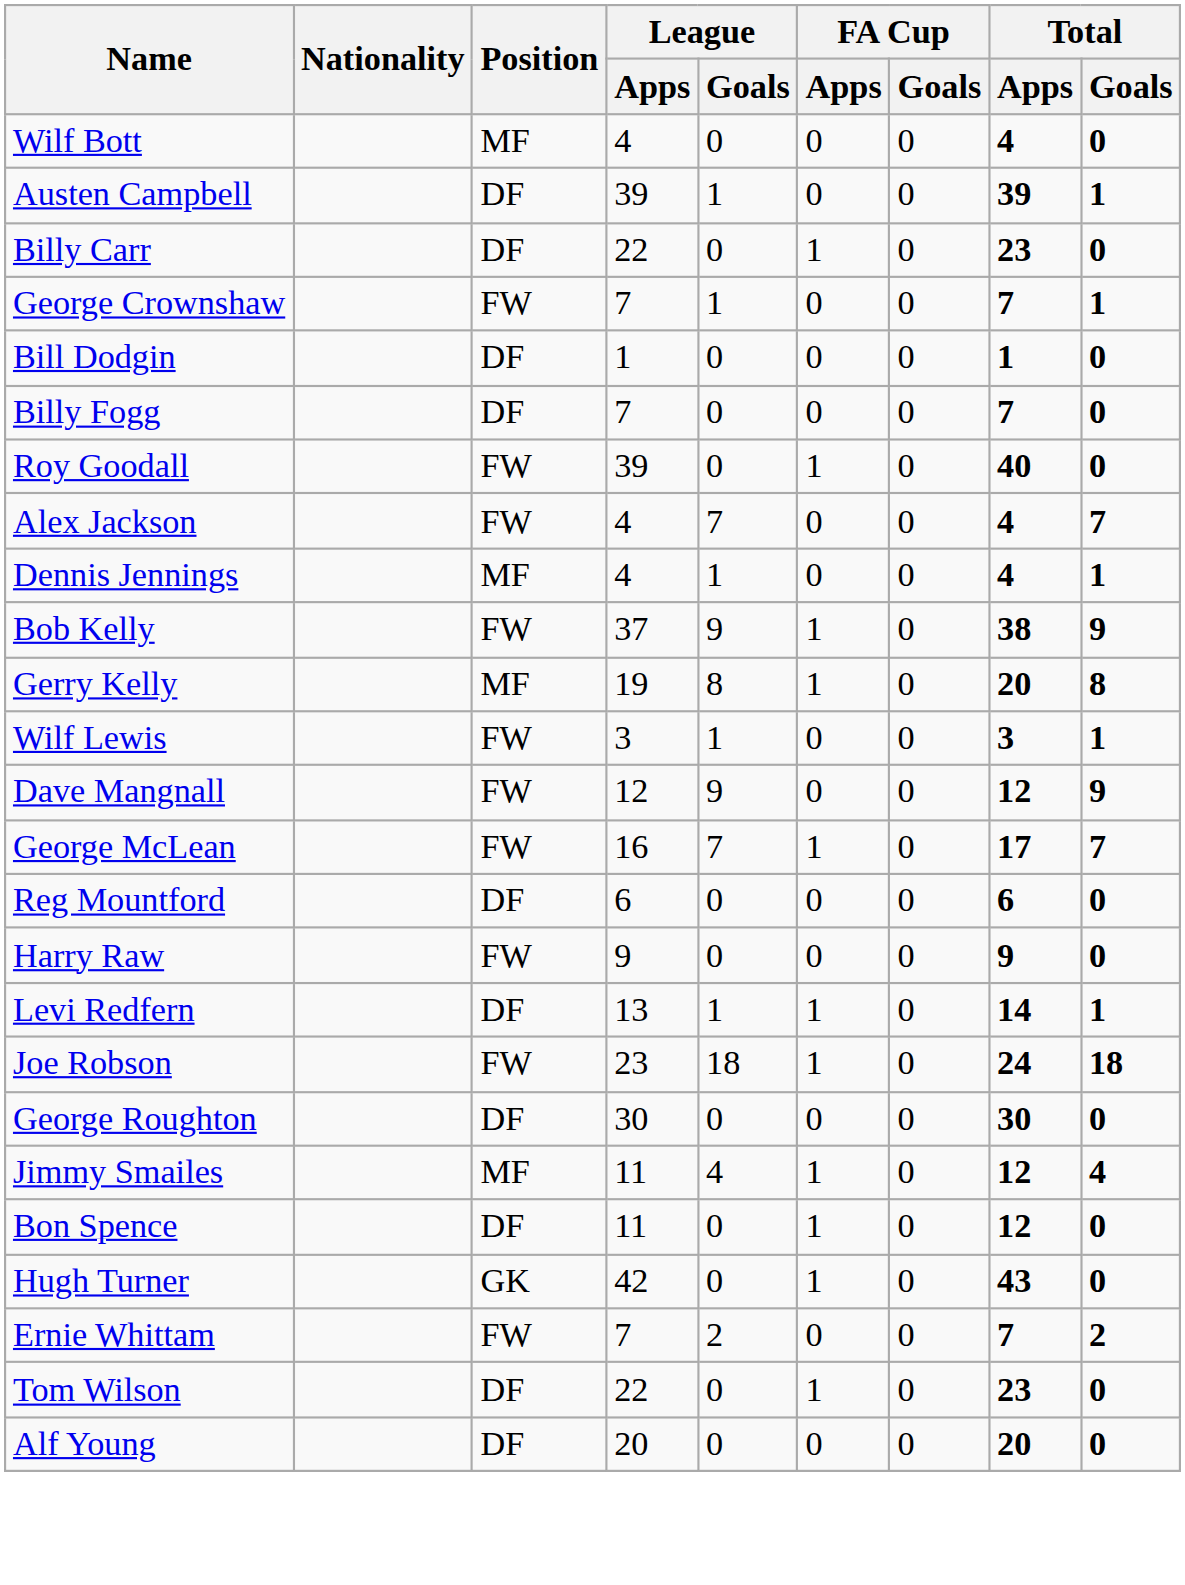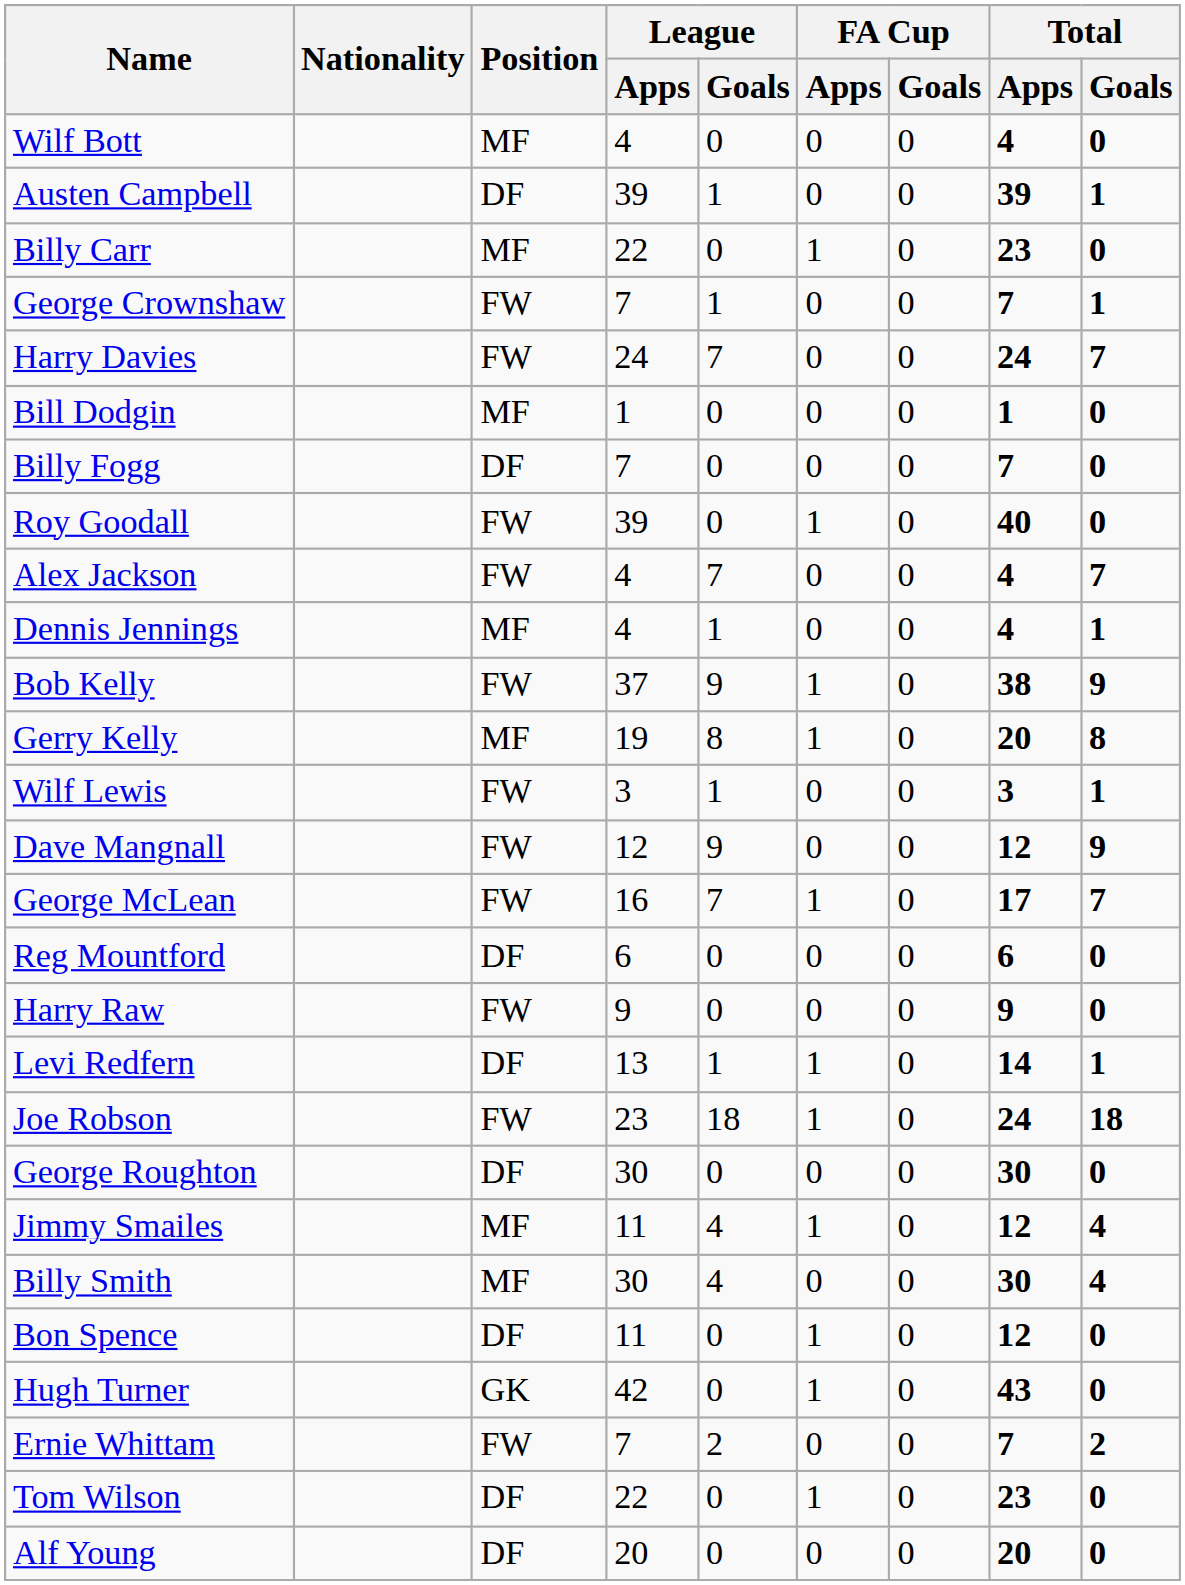(502, 248) DF -> (505, 248) MF
+ row: (105, 357)
(502, 357) DF -> (505, 411) MF
+ row: (92, 1280)
